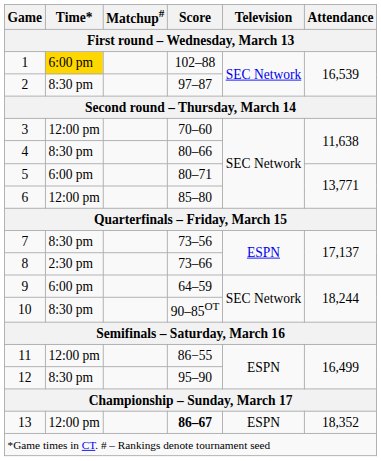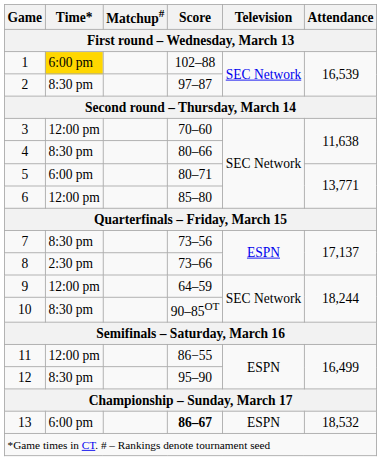(71, 286) 6:00 pm -> (74, 286) 12:00 pm
(74, 422) 12:00 pm -> (71, 422) 6:00 pm
(341, 422) 18,352 -> (341, 422) 18,532
